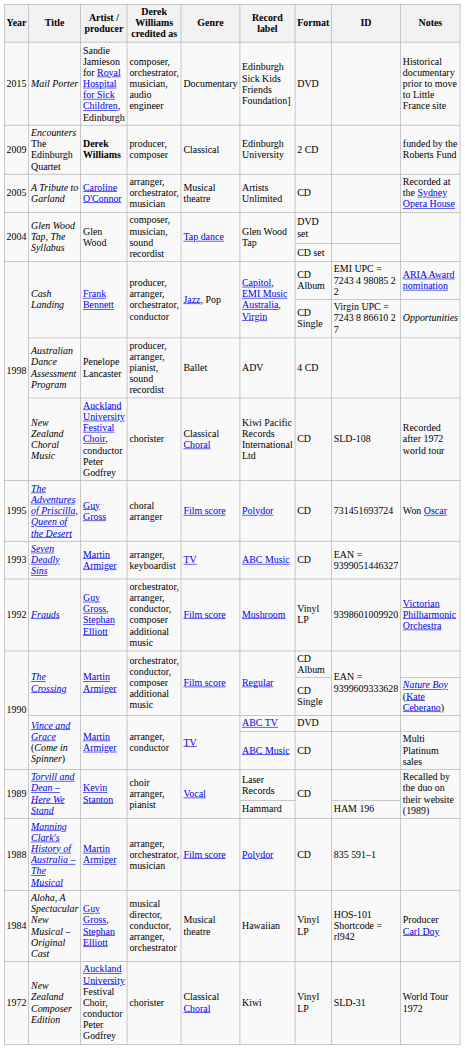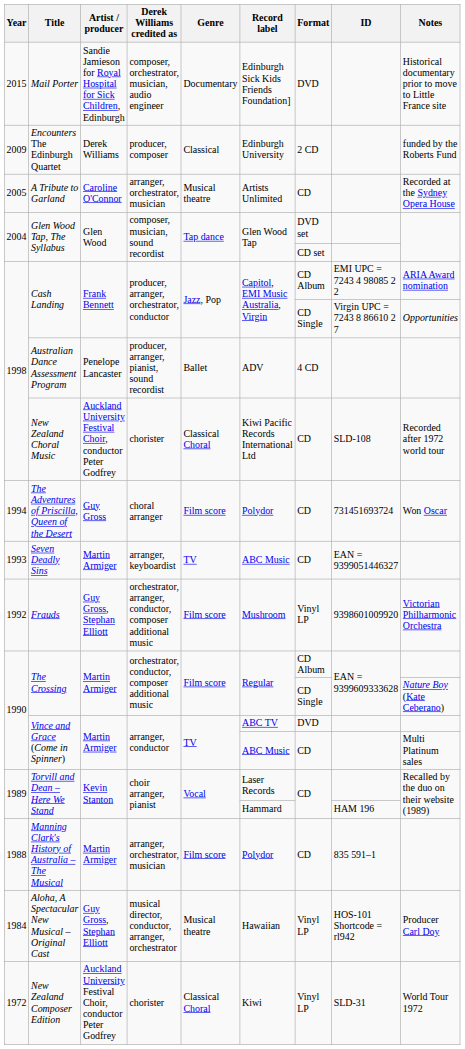(102, 149) bold -> (101, 149) normal
(17, 511) 1995 -> (17, 511) 1994
